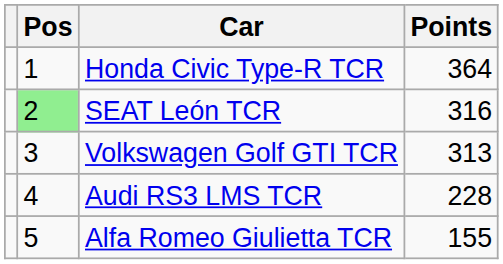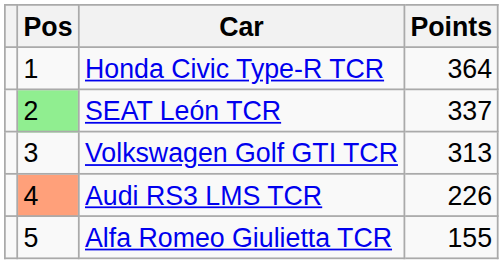(470, 111) 316 -> (470, 111) 337
(31, 196) no background -> (31, 196) lightsalmon background
(470, 196) 228 -> (470, 196) 226
